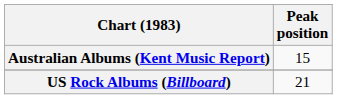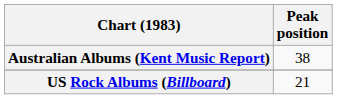(303, 57) 15 -> (303, 57) 38
